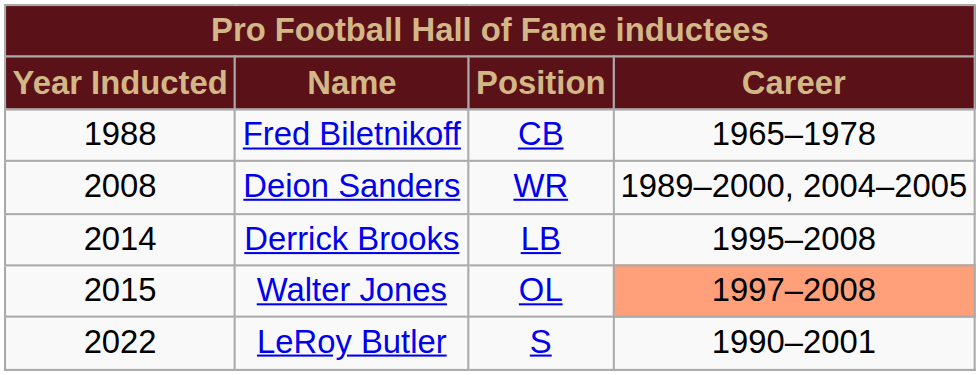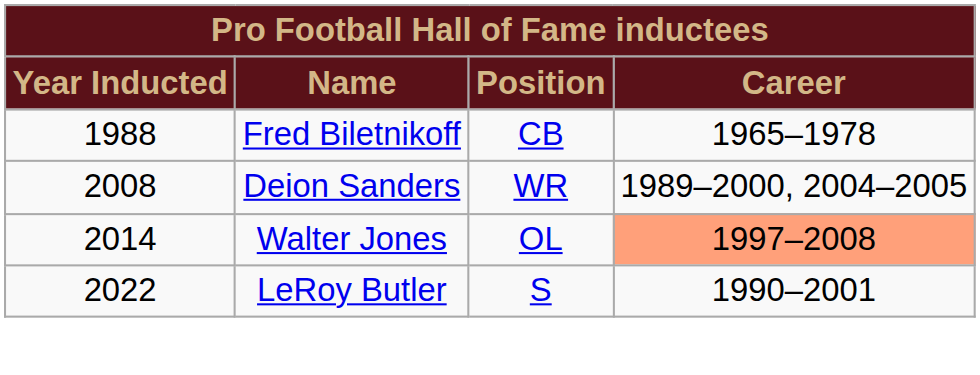- row: (352, 238)
(120, 290) 2015 -> (120, 238) 2014
